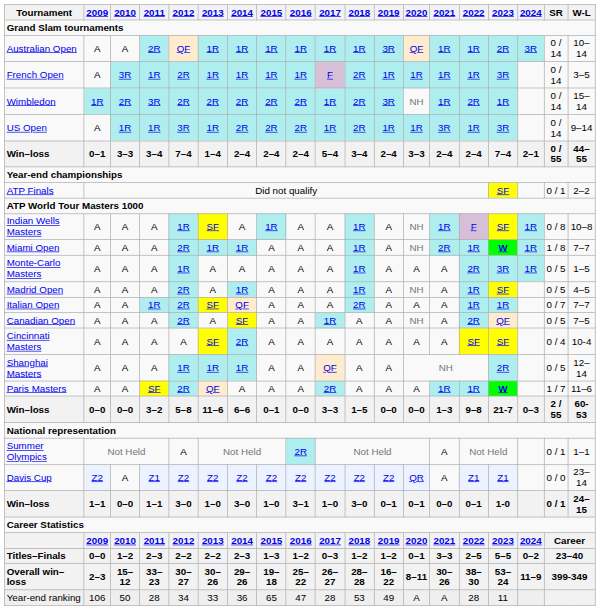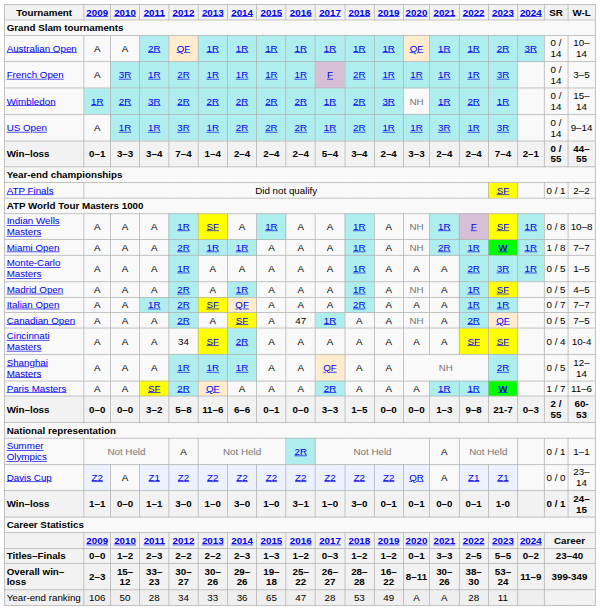(389, 49) 3R -> (389, 49) 1R
(301, 321) A -> (301, 321) 47
(183, 342) A -> (183, 342) 34
